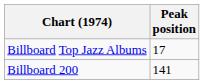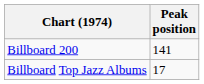rows swapped: (77, 49) <-> (43, 69)
